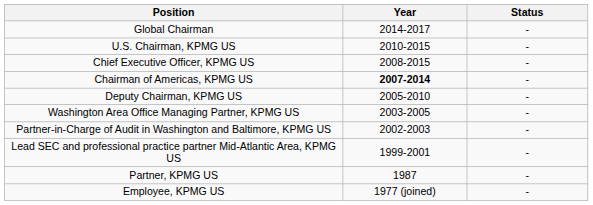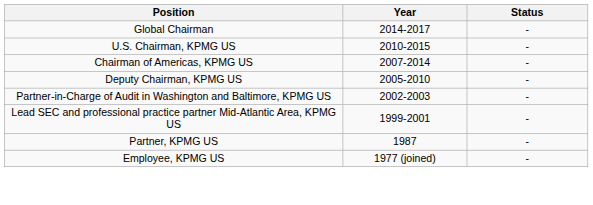- row: (174, 63)
(405, 79) bold -> (405, 63) normal
- row: (174, 113)
